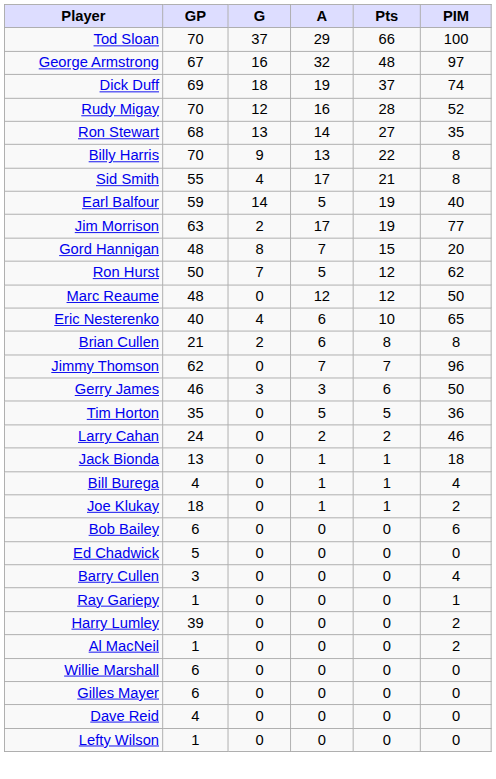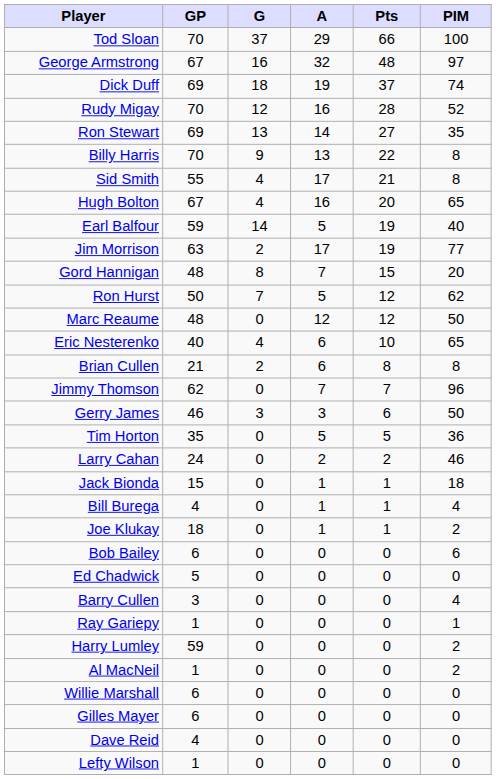(195, 132) 68 -> (195, 132) 69
+ row: (118, 202)
(195, 459) 13 -> (195, 483) 15
(195, 623) 39 -> (195, 646) 59
